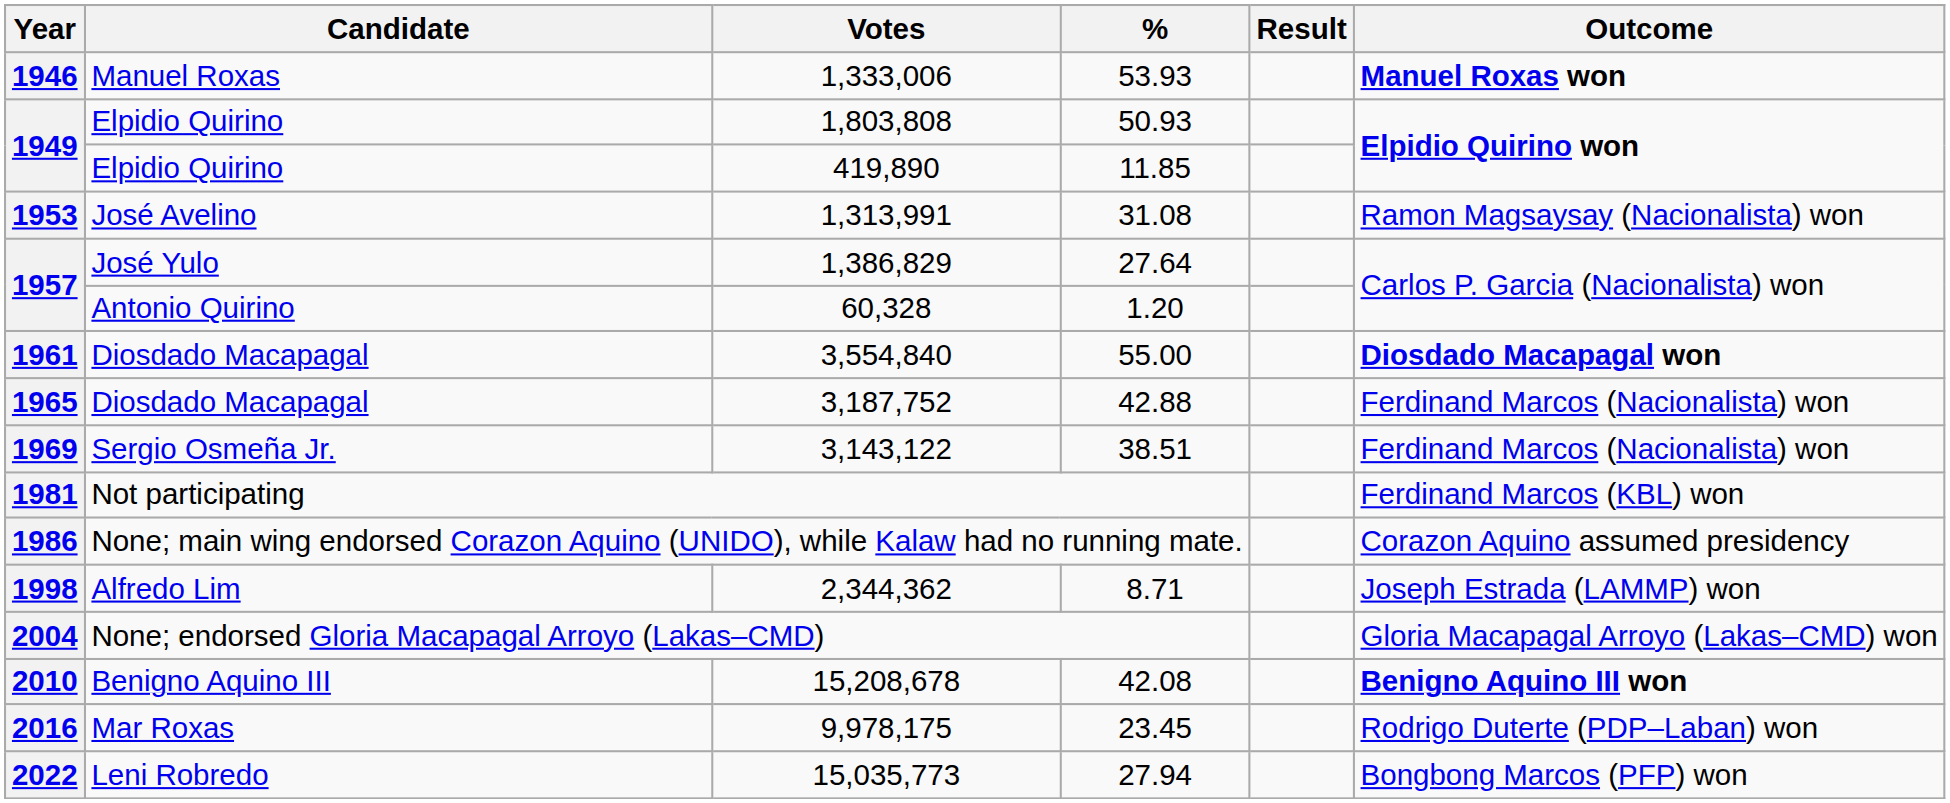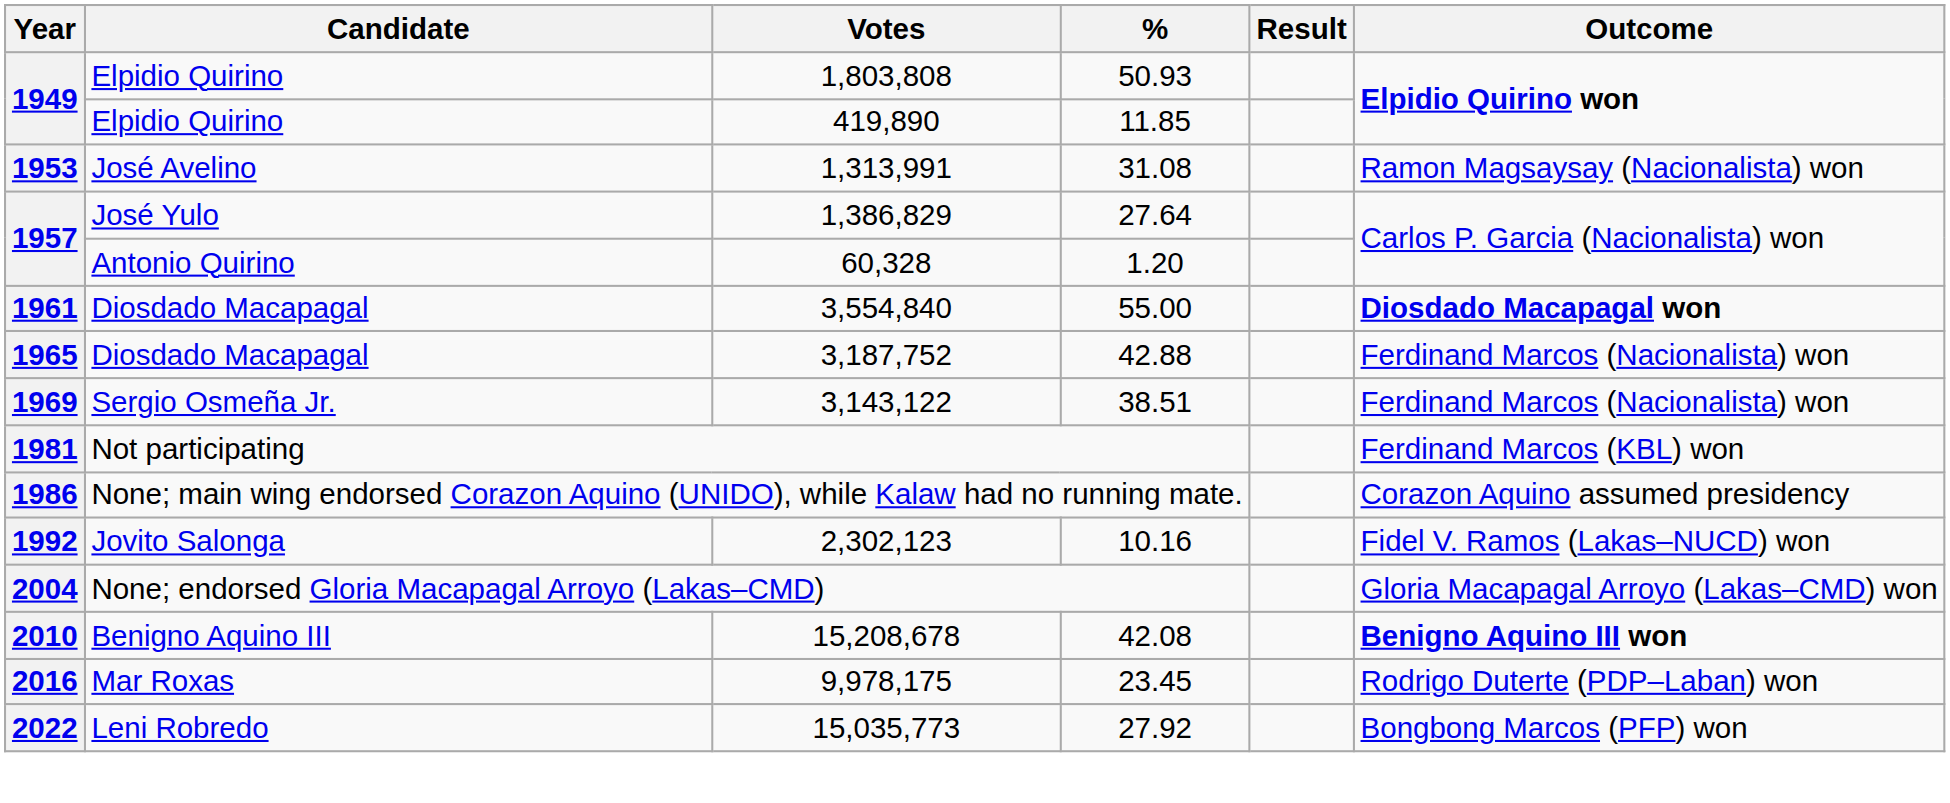- row: (886, 75)
+ row: (886, 542)
- row: (886, 588)
(1155, 775) 27.94 -> (1155, 728) 27.92
